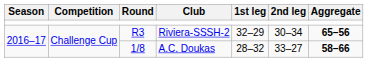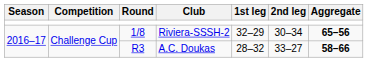(138, 33) R3 -> (138, 33) 1/8
(138, 49) 1/8 -> (138, 49) R3
